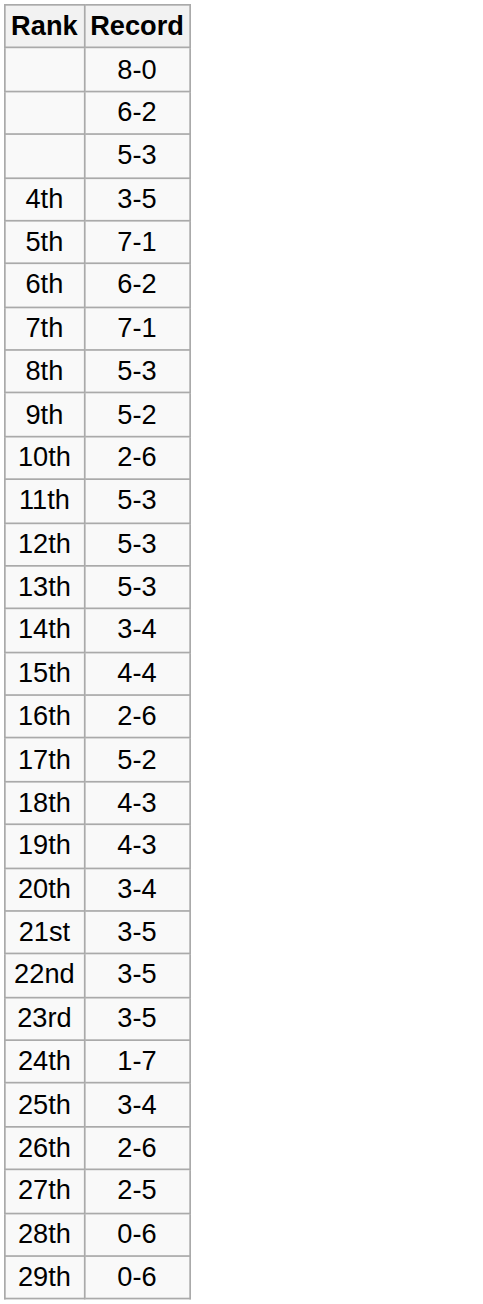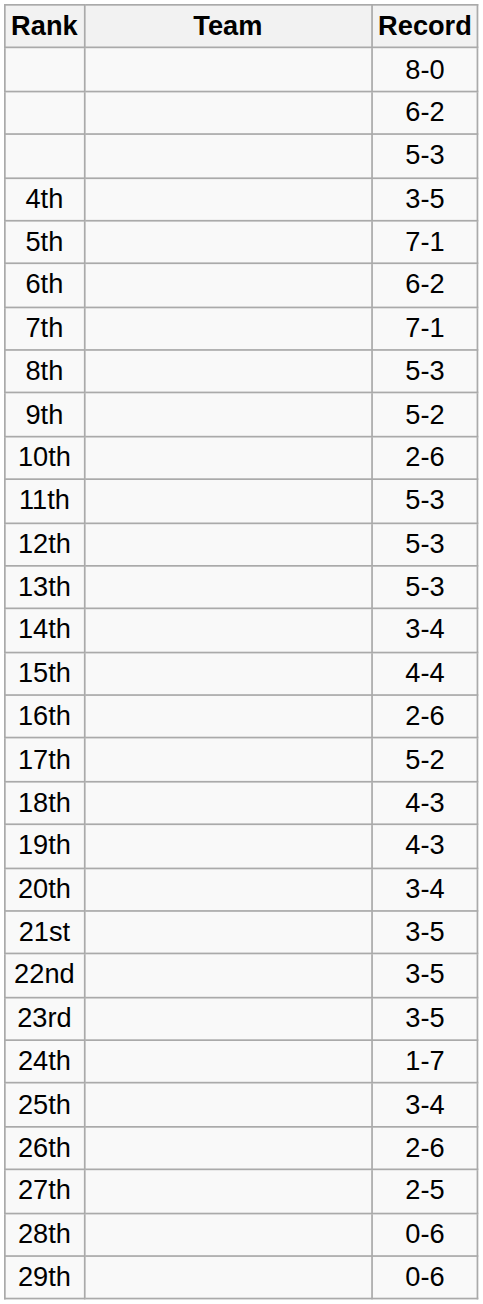+ column: (228, 26)
